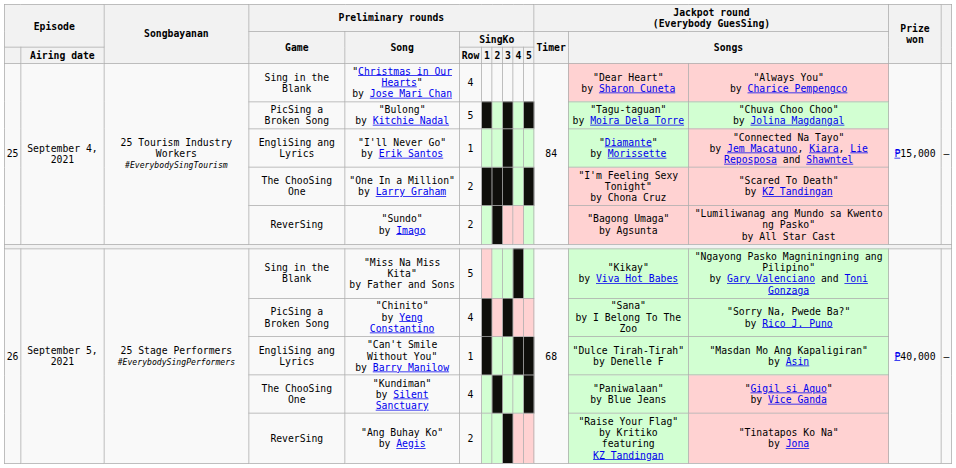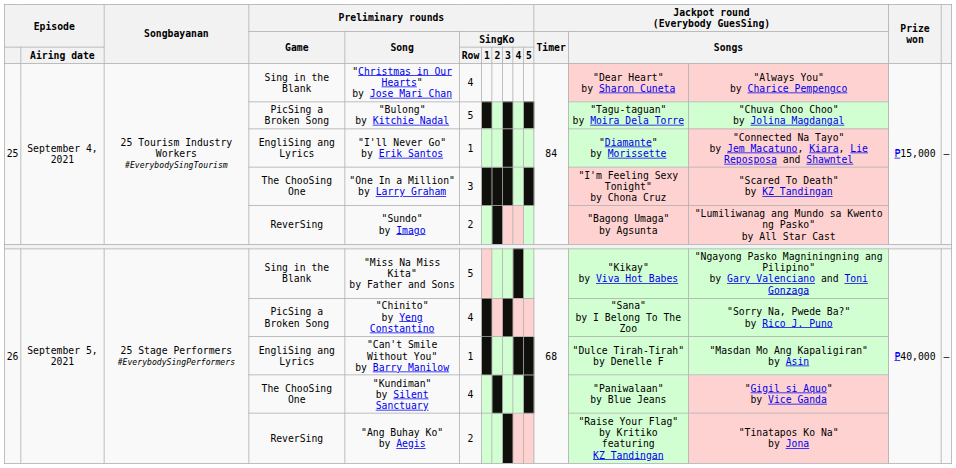(470, 186) 2 -> (470, 186) 3
